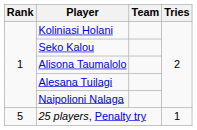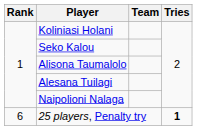(20, 116) 5 -> (20, 116) 6
(177, 116) normal -> (177, 116) bold
